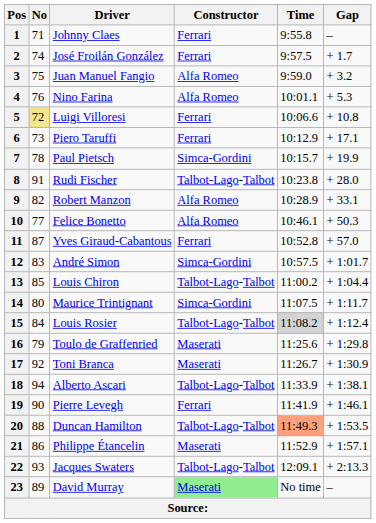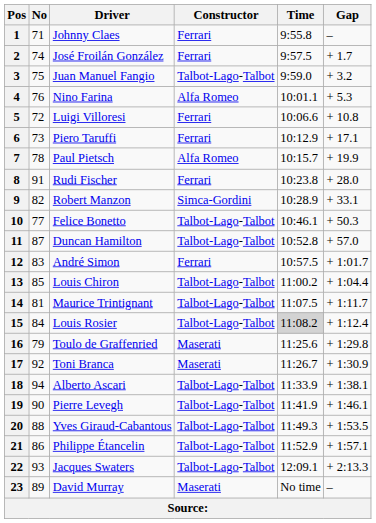(208, 76) Alfa Romeo -> (226, 76) Talbot-Lago-Talbot
(38, 117) khaki background -> (38, 117) no background
(214, 158) Simca-Gordini -> (208, 158) Alfa Romeo
(226, 179) Talbot-Lago-Talbot -> (194, 179) Ferrari
(208, 199) Alfa Romeo -> (214, 199) Simca-Gordini
(208, 220) Alfa Romeo -> (226, 220) Talbot-Lago-Talbot
(112, 241) Yves Giraud-Cabantous -> (97, 241) Duncan Hamilton
(194, 241) Ferrari -> (226, 241) Talbot-Lago-Talbot
(214, 261) Simca-Gordini -> (194, 261) Ferrari
(38, 302) 80 -> (38, 302) 81
(214, 302) Simca-Gordini -> (226, 302) Talbot-Lago-Talbot
(194, 405) Ferrari -> (226, 405) Talbot-Lago-Talbot
(97, 425) Duncan Hamilton -> (112, 425) Yves Giraud-Cabantous
(299, 425) lightsalmon background -> (299, 425) no background
(199, 446) Maserati -> (226, 446) Talbot-Lago-Talbot
(199, 487) lightgreen background -> (199, 487) no background
